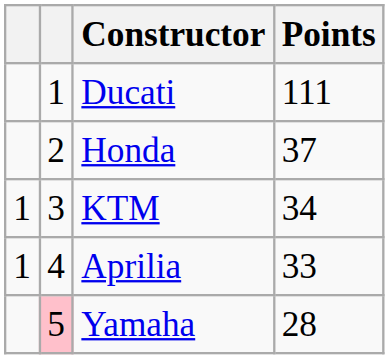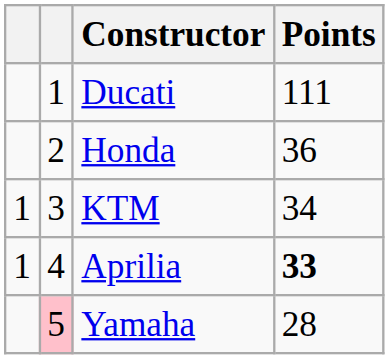(299, 150) 37 -> (299, 150) 36
(299, 266) normal -> (299, 266) bold
